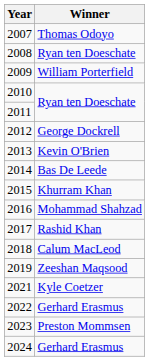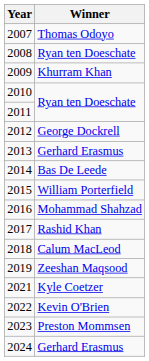(85, 72) William Porterfield -> (75, 72) Khurram Khan
(73, 151) Kevin O'Brien -> (80, 151) Gerhard Erasmus
(75, 190) Khurram Khan -> (85, 190) William Porterfield
(80, 307) Gerhard Erasmus -> (73, 307) Kevin O'Brien
